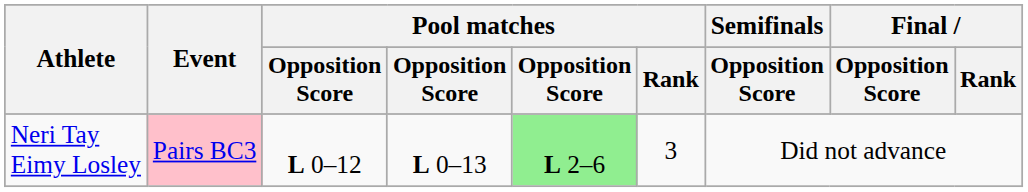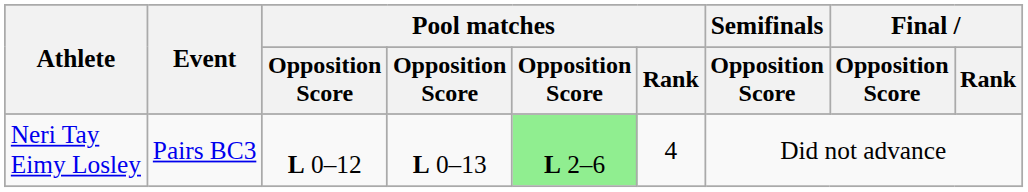(205, 150) pink background -> (205, 150) no background
(671, 150) 3 -> (671, 150) 4
